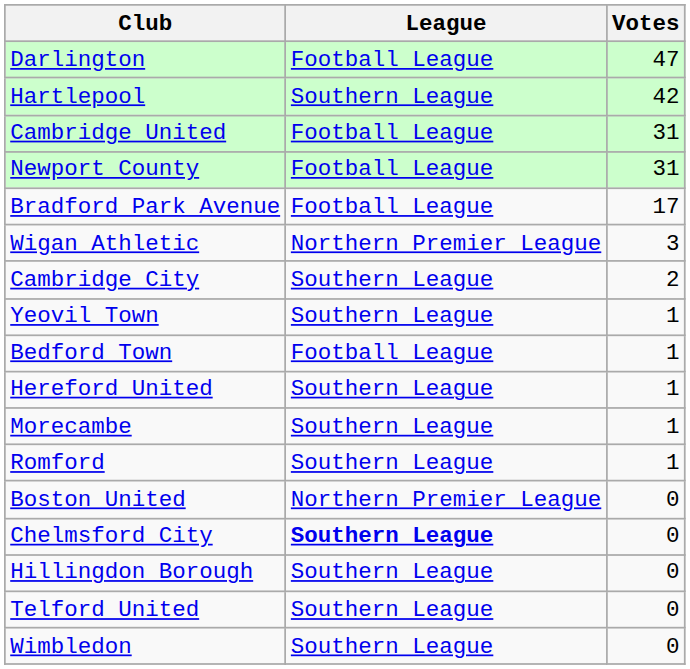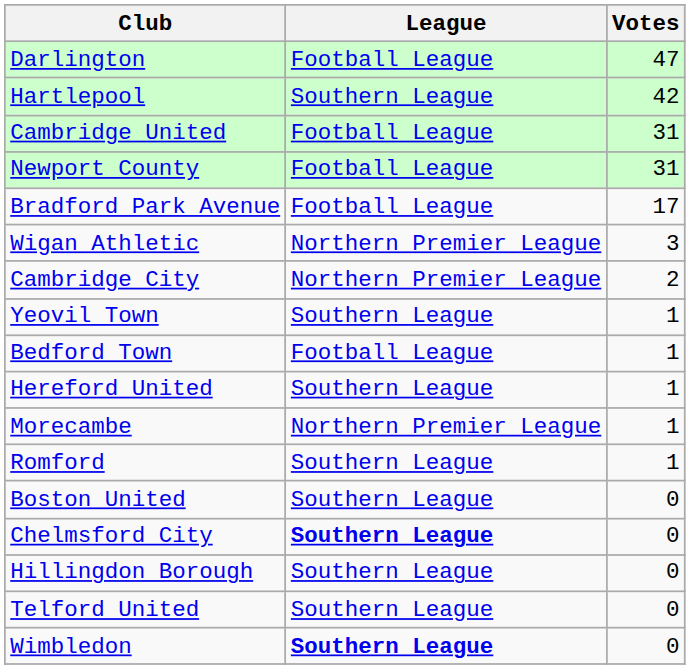(392, 280) Southern League -> (446, 280) Northern Premier League
(392, 426) Southern League -> (446, 426) Northern Premier League
(446, 500) Northern Premier League -> (392, 500) Southern League
(392, 646) normal -> (392, 646) bold
